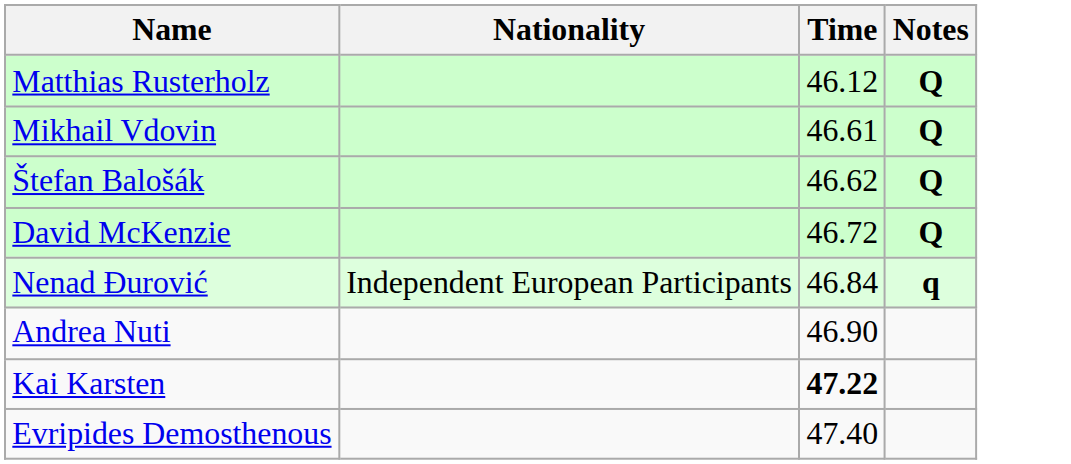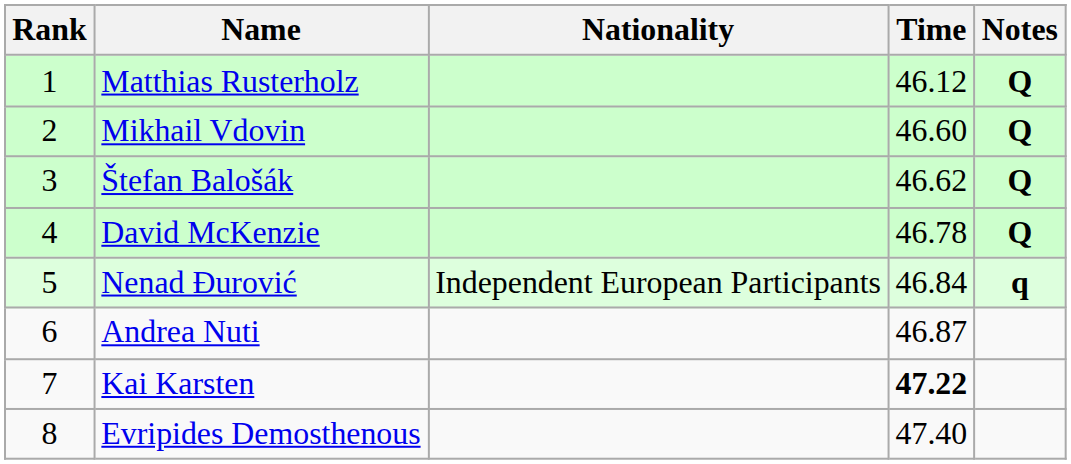+ column: (50, 29)
(842, 130) 46.61 -> (931, 130) 46.60
(842, 231) 46.72 -> (931, 231) 46.78
(842, 332) 46.90 -> (931, 332) 46.87
